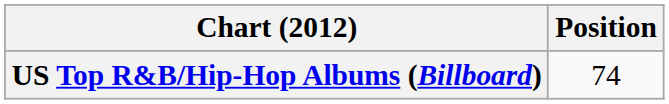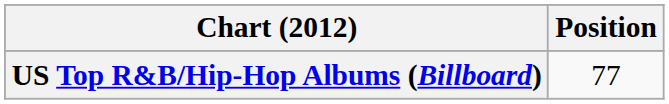(606, 74) 74 -> (606, 74) 77
